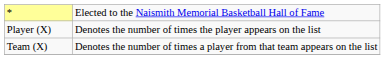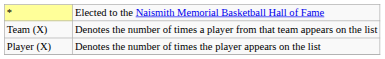rows swapped: (29, 29) <-> (27, 46)
